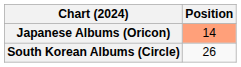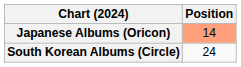(209, 52) 26 -> (209, 52) 24
